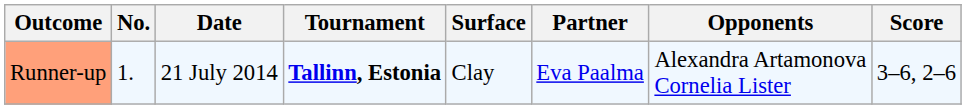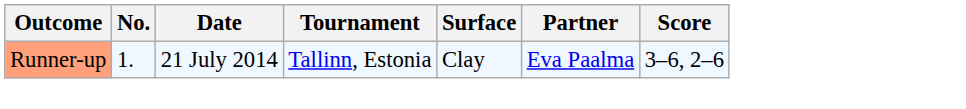- column: (760, 22)
(365, 72) bold -> (360, 59) normal
